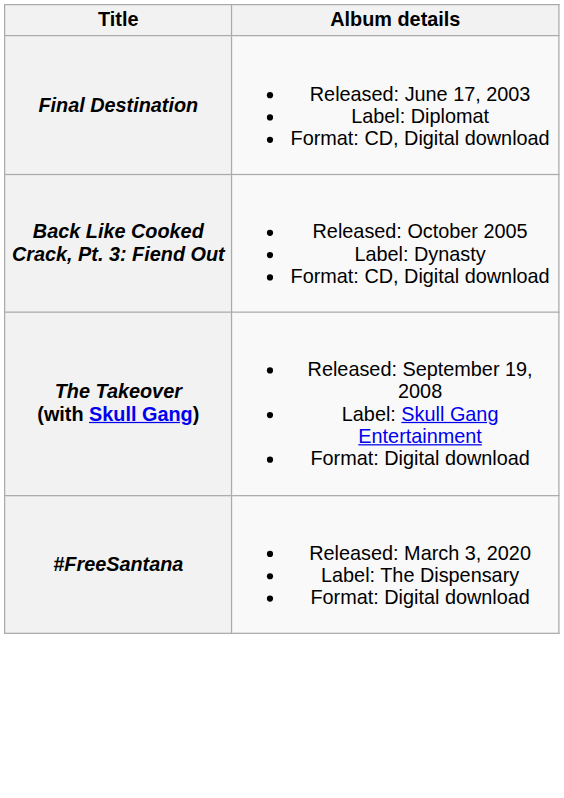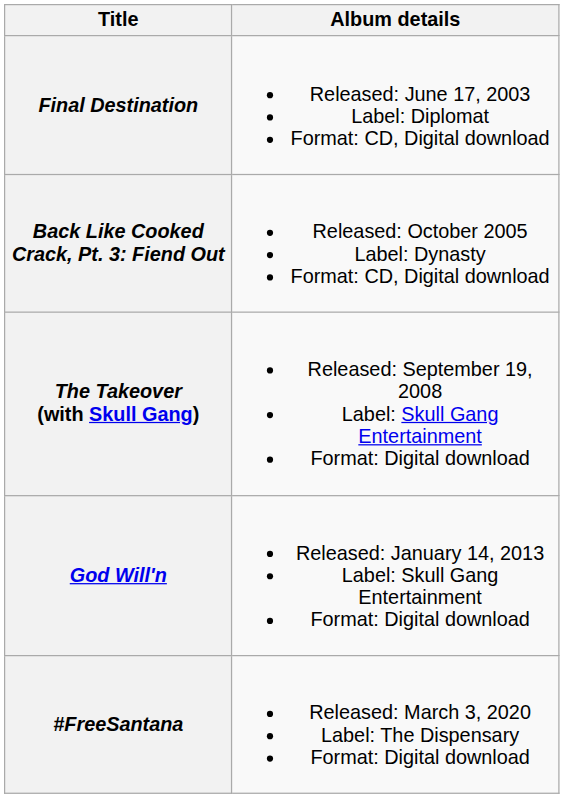+ row: (118, 575)
